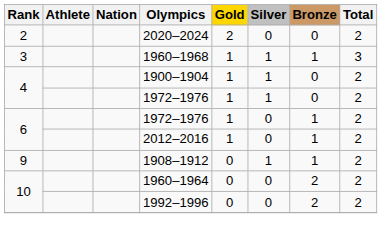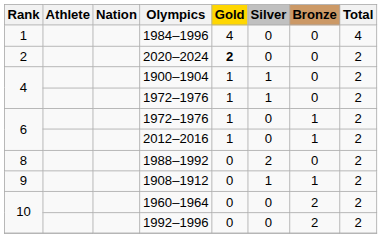+ row: (23, 35)
(230, 35) normal -> (230, 56) bold
- row: (23, 56)
+ row: (23, 160)
